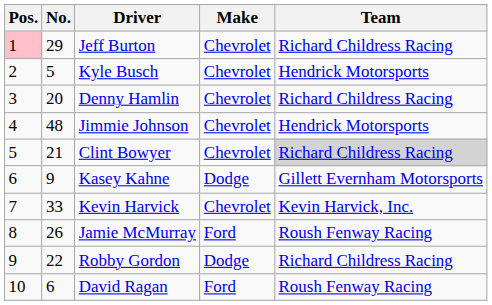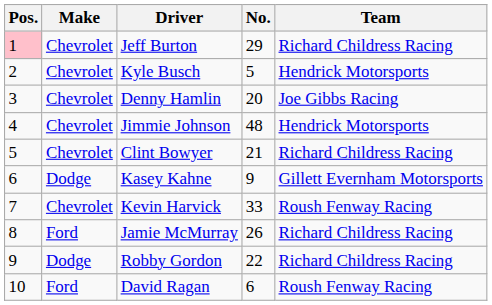columns swapped: (58, 17) <-> (237, 17)
(366, 98) Richard Childress Racing -> (338, 98) Joe Gibbs Racing
(366, 152) lightgrey background -> (366, 152) no background
(346, 206) Kevin Harvick, Inc. -> (355, 206) Roush Fenway Racing
(355, 233) Roush Fenway Racing -> (366, 233) Richard Childress Racing
